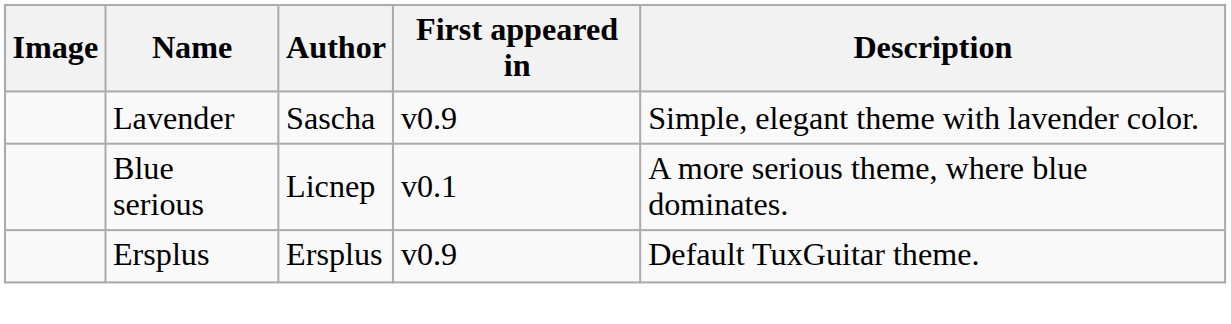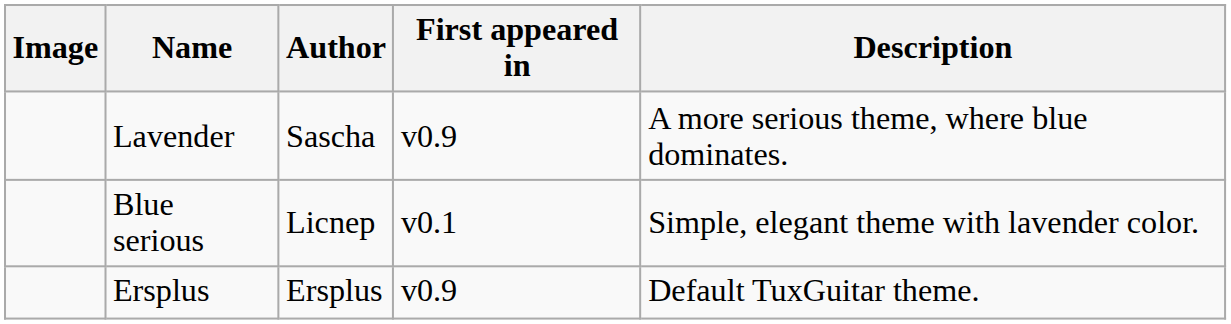(924, 117) Simple, elegant theme with lavender color. -> (868, 135) A more serious theme, where blue dominates.
(868, 186) A more serious theme, where blue dominates. -> (924, 222) Simple, elegant theme with lavender color.
